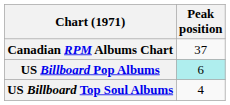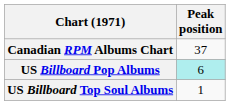(201, 89) 4 -> (201, 89) 1
